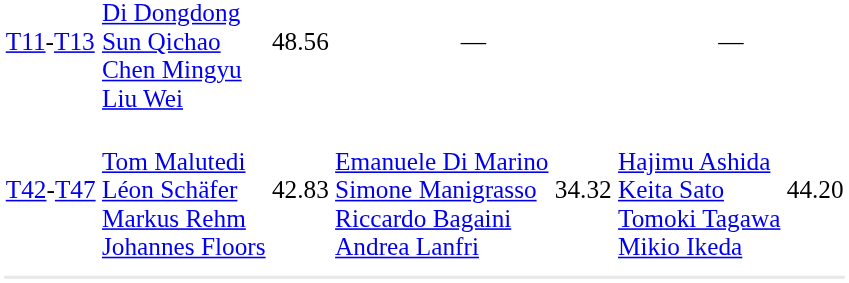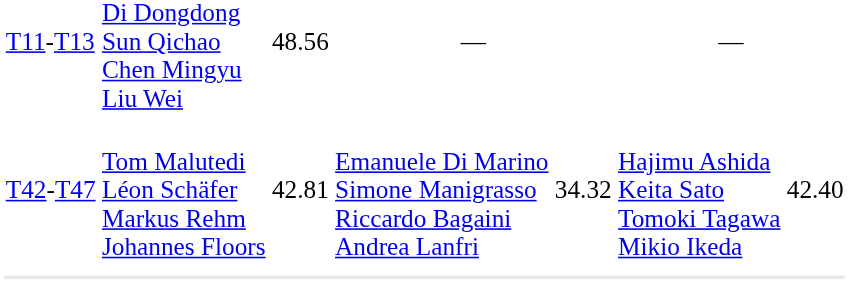(300, 190) 42.83 -> (300, 190) 42.81
(815, 190) 44.20 -> (815, 190) 42.40
